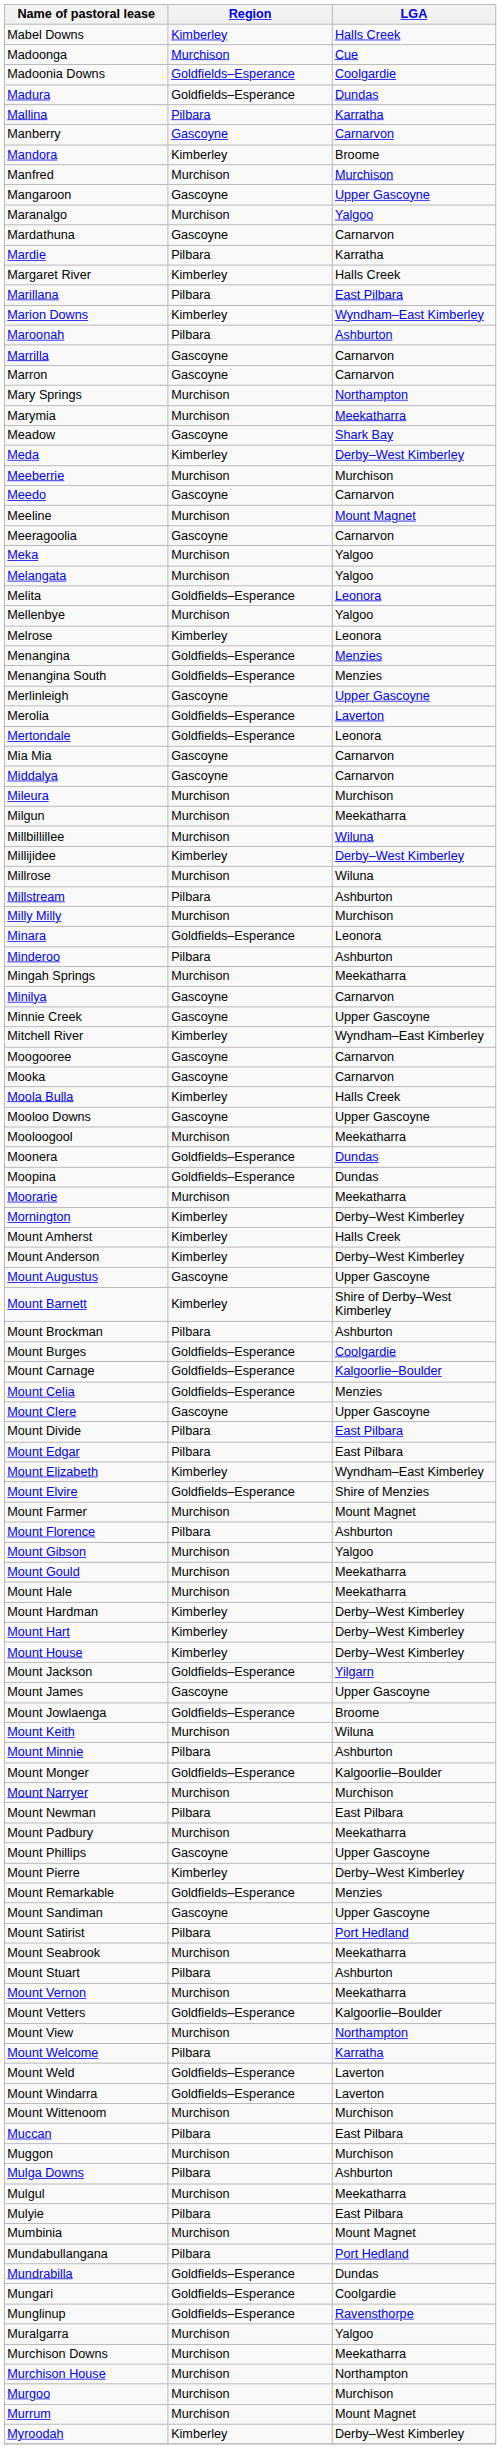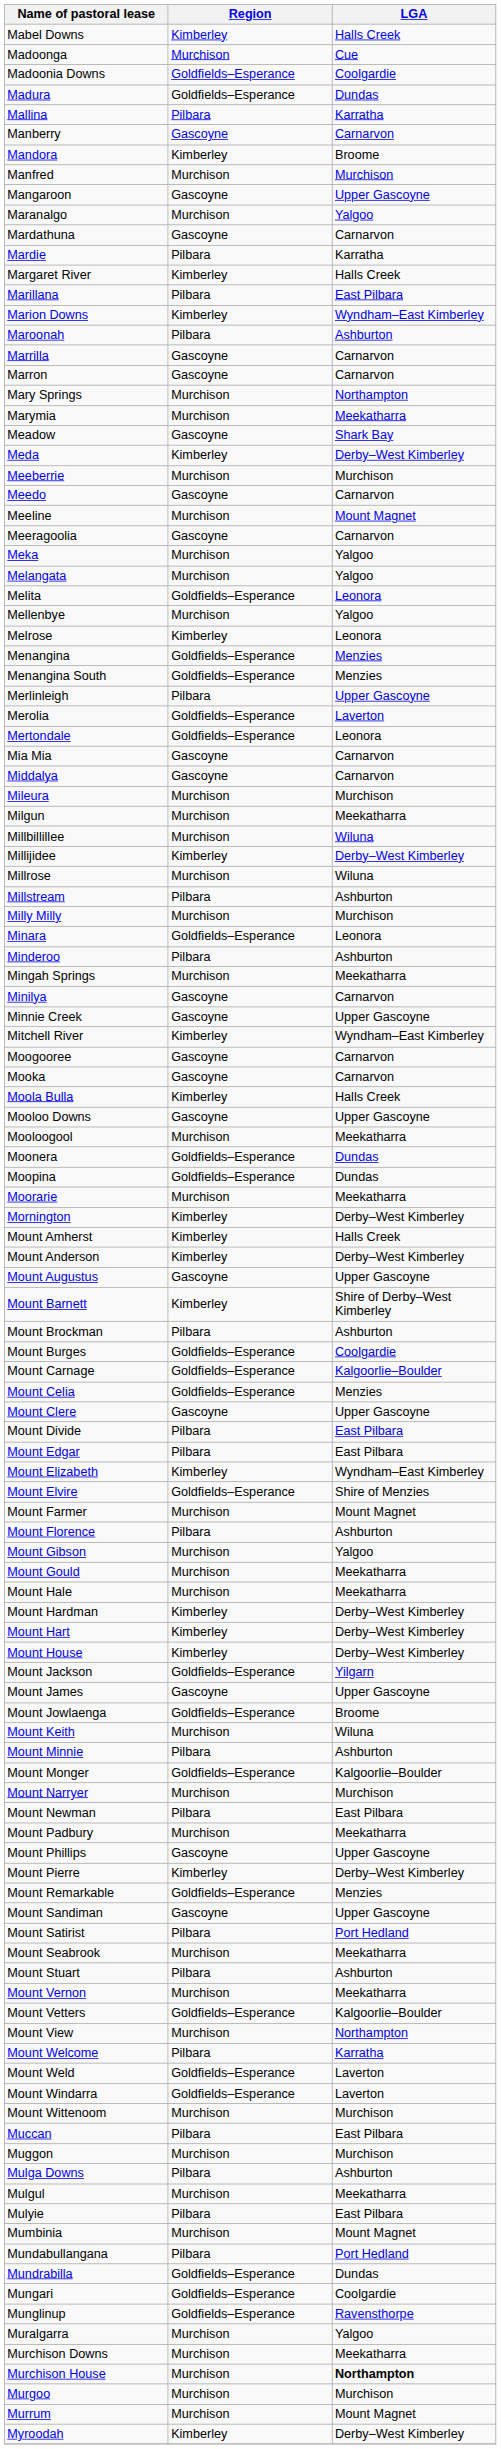(200, 696) Gascoyne -> (191, 696) Pilbara
(371, 2374) normal -> (375, 2374) bold
